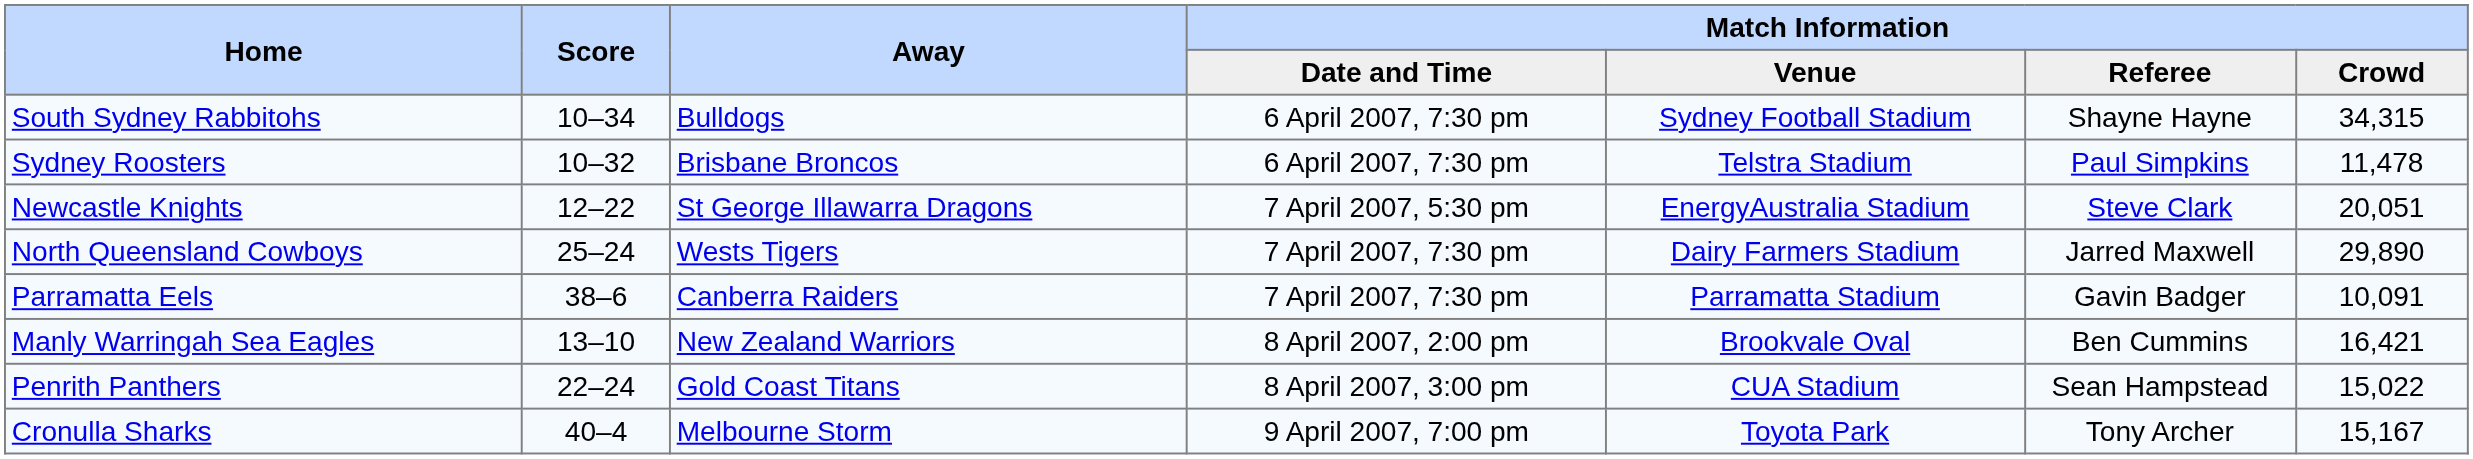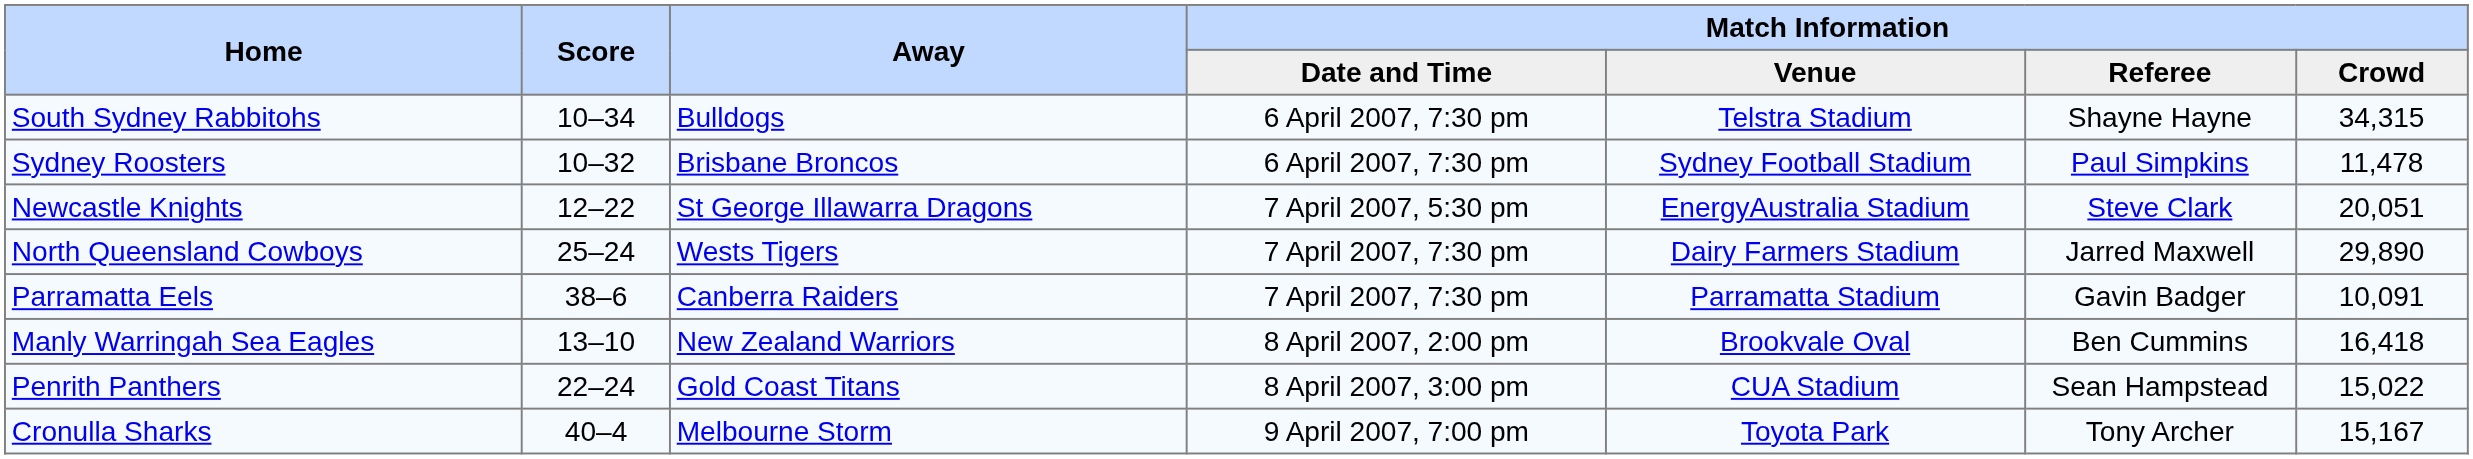(1815, 117) Sydney Football Stadium -> (1815, 117) Telstra Stadium
(1815, 162) Telstra Stadium -> (1815, 162) Sydney Football Stadium
(2382, 341) 16,421 -> (2382, 341) 16,418
